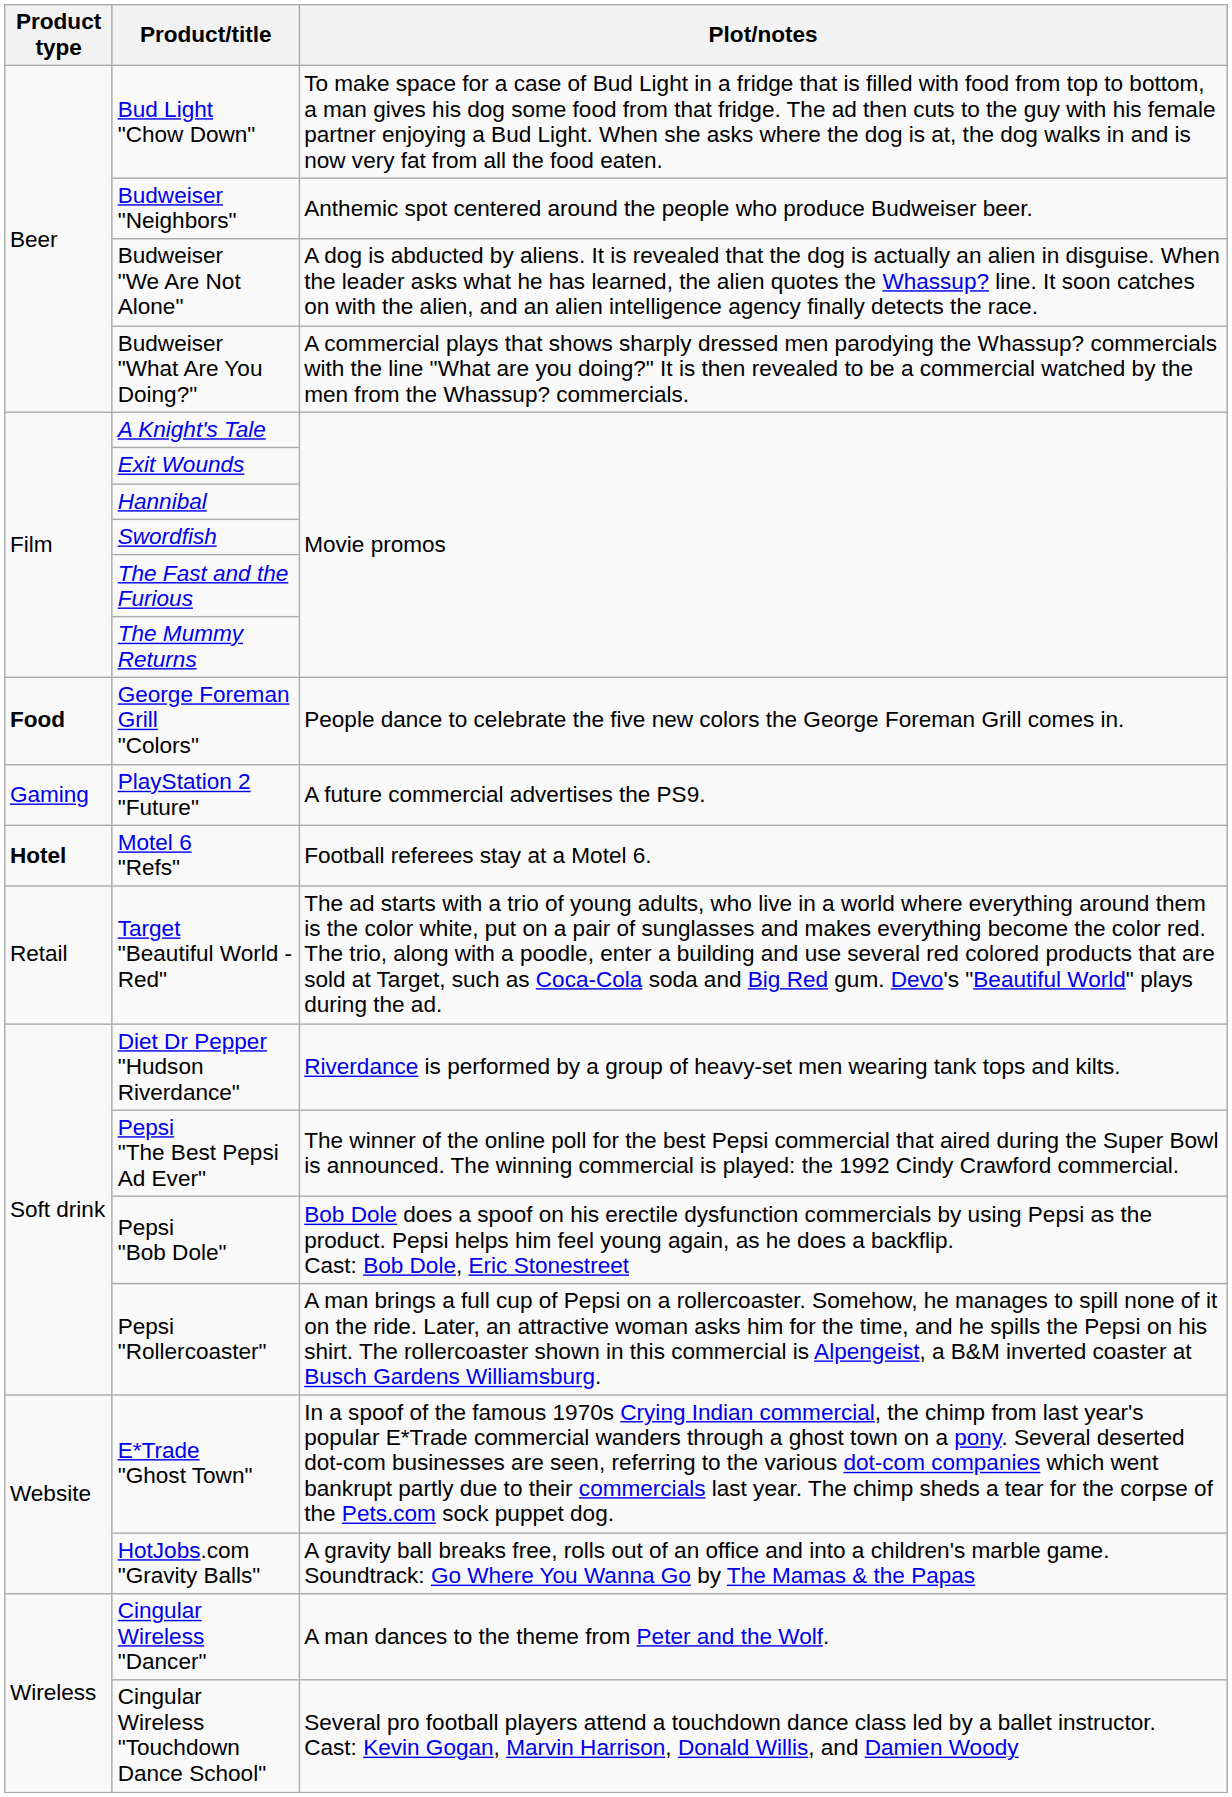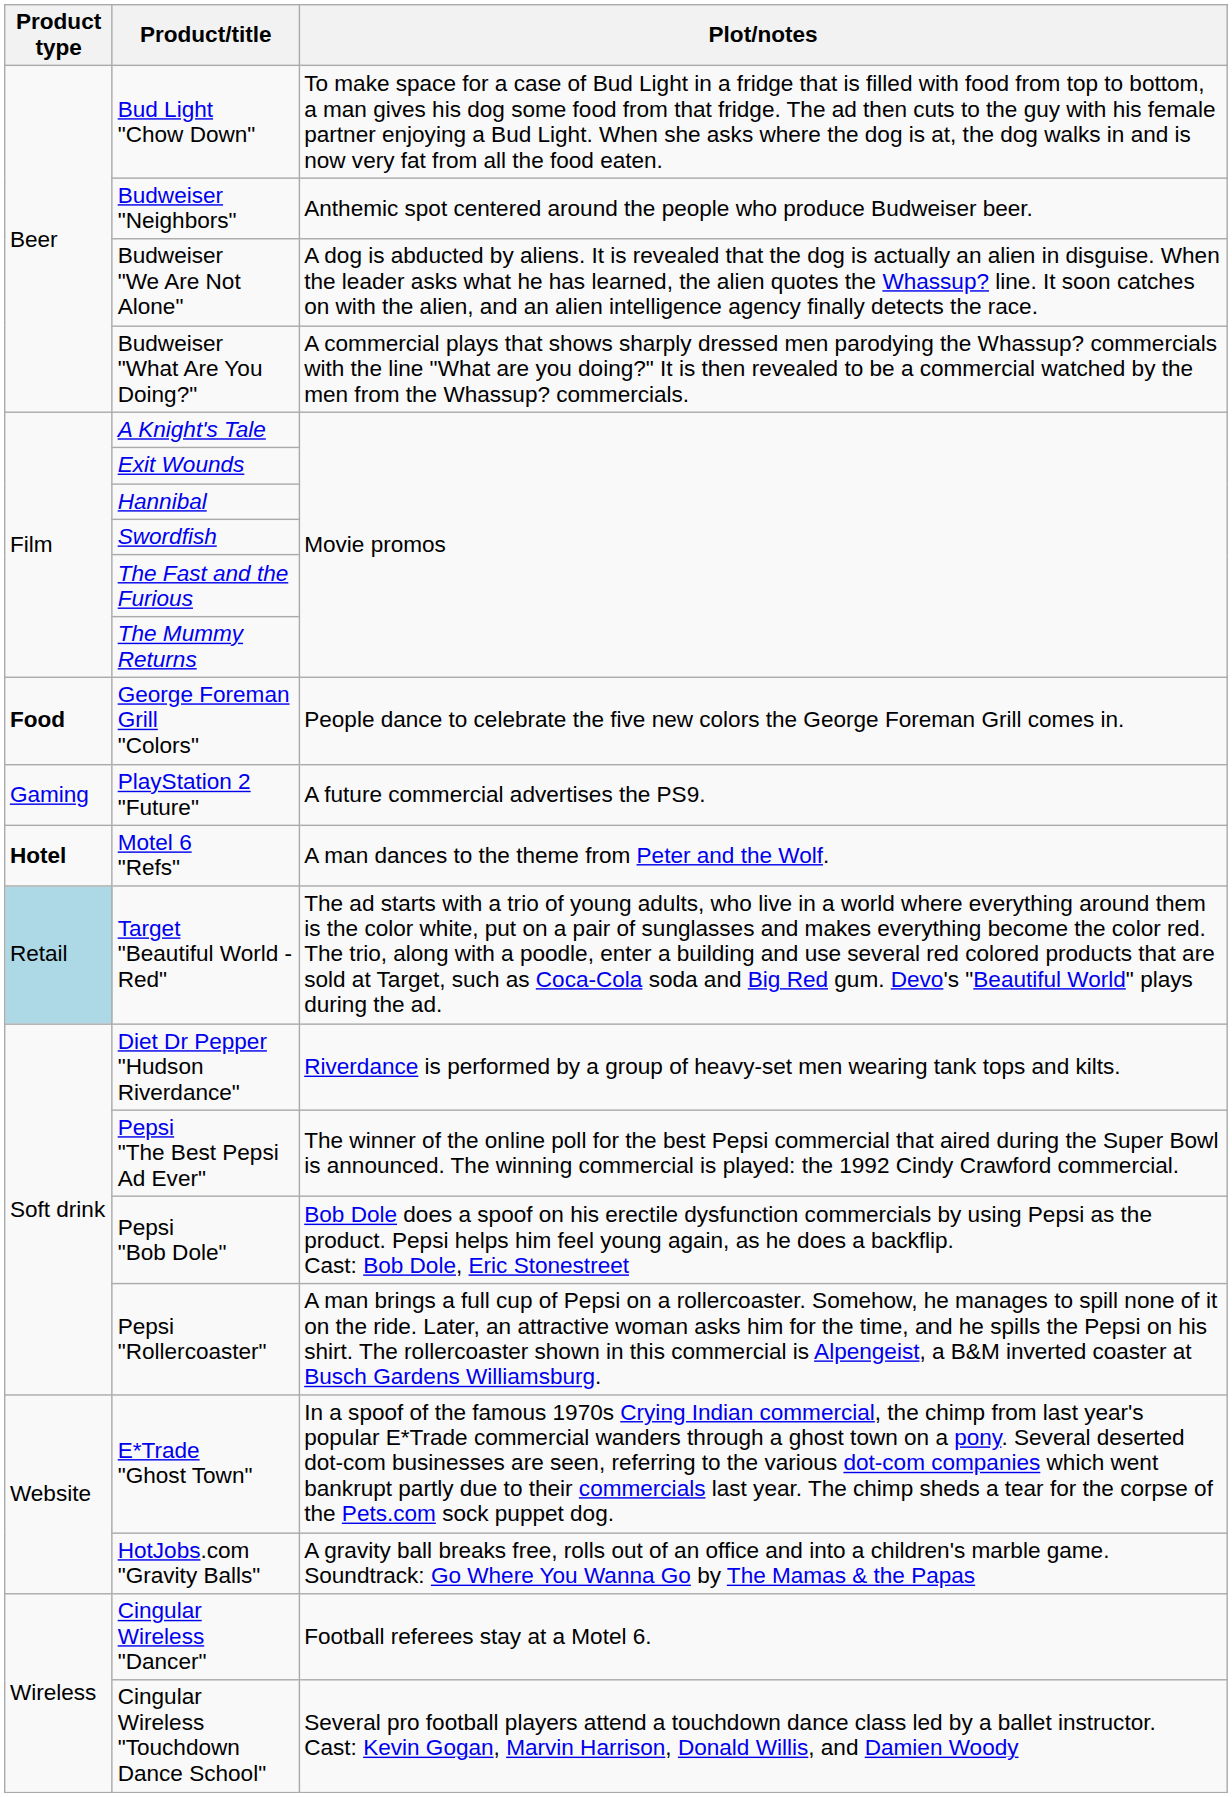(478, 855) Football referees stay at a Motel 6. -> (567, 855) A man dances to the theme from Peter and the Wolf.
(39, 954) no background -> (39, 954) lightblue background
(567, 1636) A man dances to the theme from Peter and the Wolf. -> (478, 1636) Football referees stay at a Motel 6.
